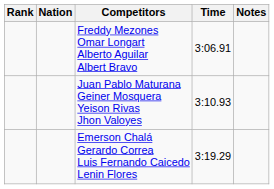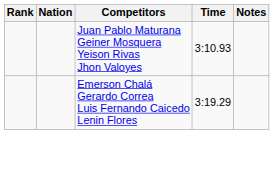- row: (118, 48)
